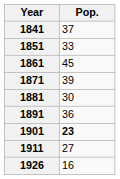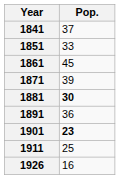(68, 98) normal -> (68, 98) bold
(68, 149) 27 -> (68, 149) 25
